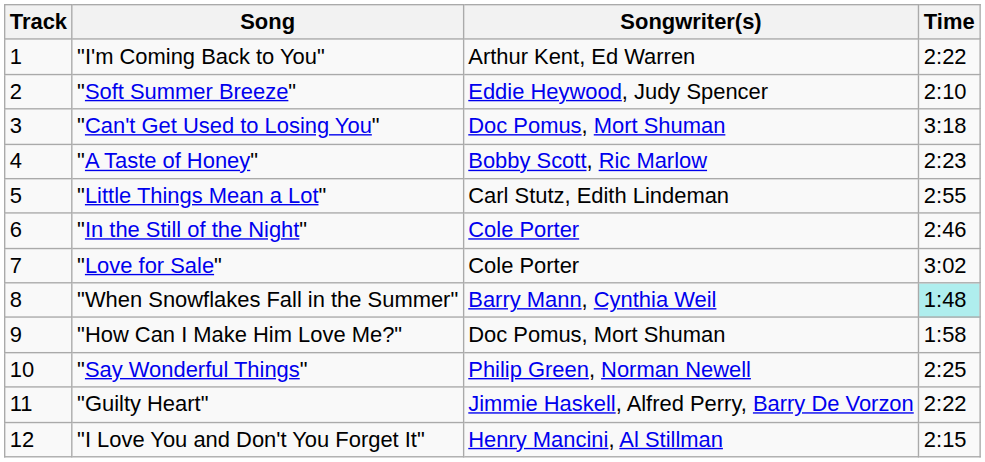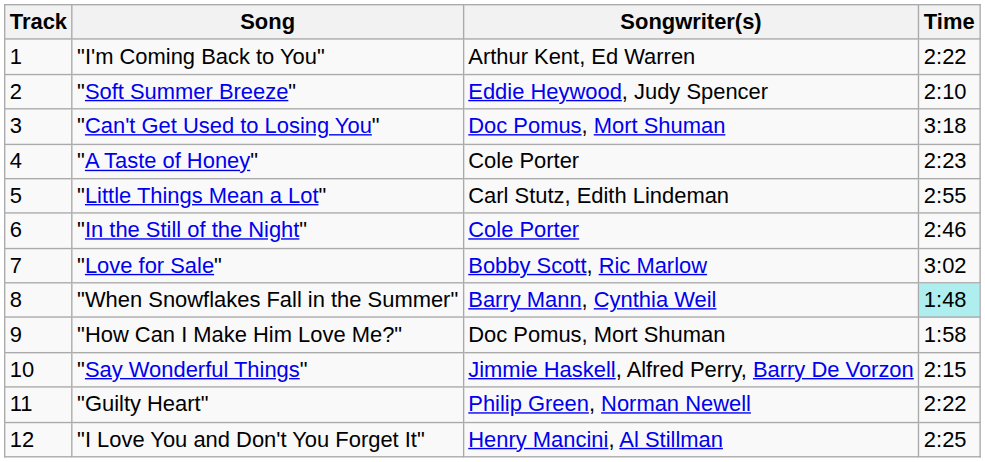(588, 160) Bobby Scott, Ric Marlow -> (524, 160) Cole Porter
(524, 265) Cole Porter -> (588, 265) Bobby Scott, Ric Marlow
(610, 369) Philip Green, Norman Newell -> (691, 369) Jimmie Haskell, Alfred Perry, Barry De Vorzon
(945, 369) 2:25 -> (945, 369) 2:15
(691, 404) Jimmie Haskell, Alfred Perry, Barry De Vorzon -> (610, 404) Philip Green, Norman Newell
(945, 439) 2:15 -> (945, 439) 2:25
